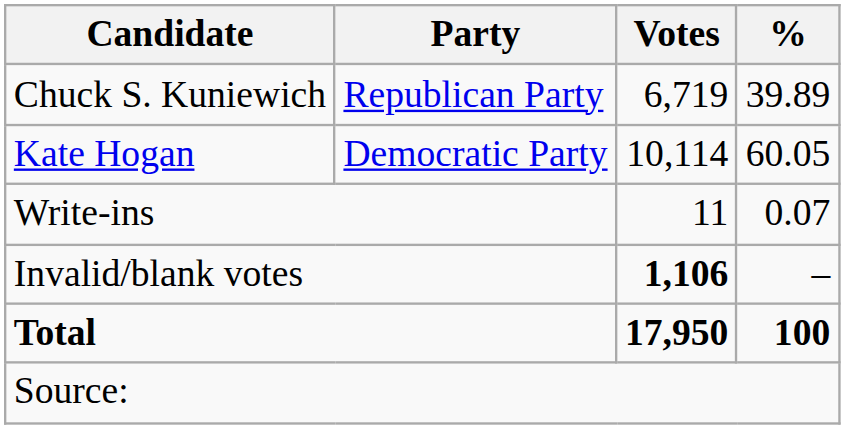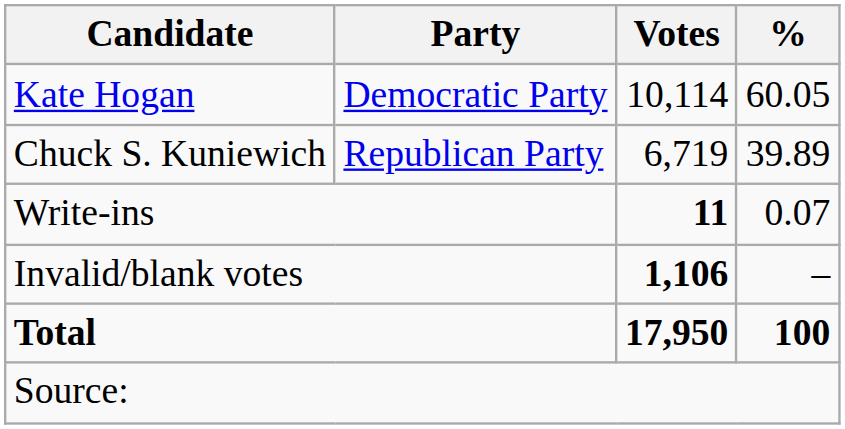rows swapped: (104, 153) <-> (170, 93)
(710, 213) normal -> (711, 213) bold
